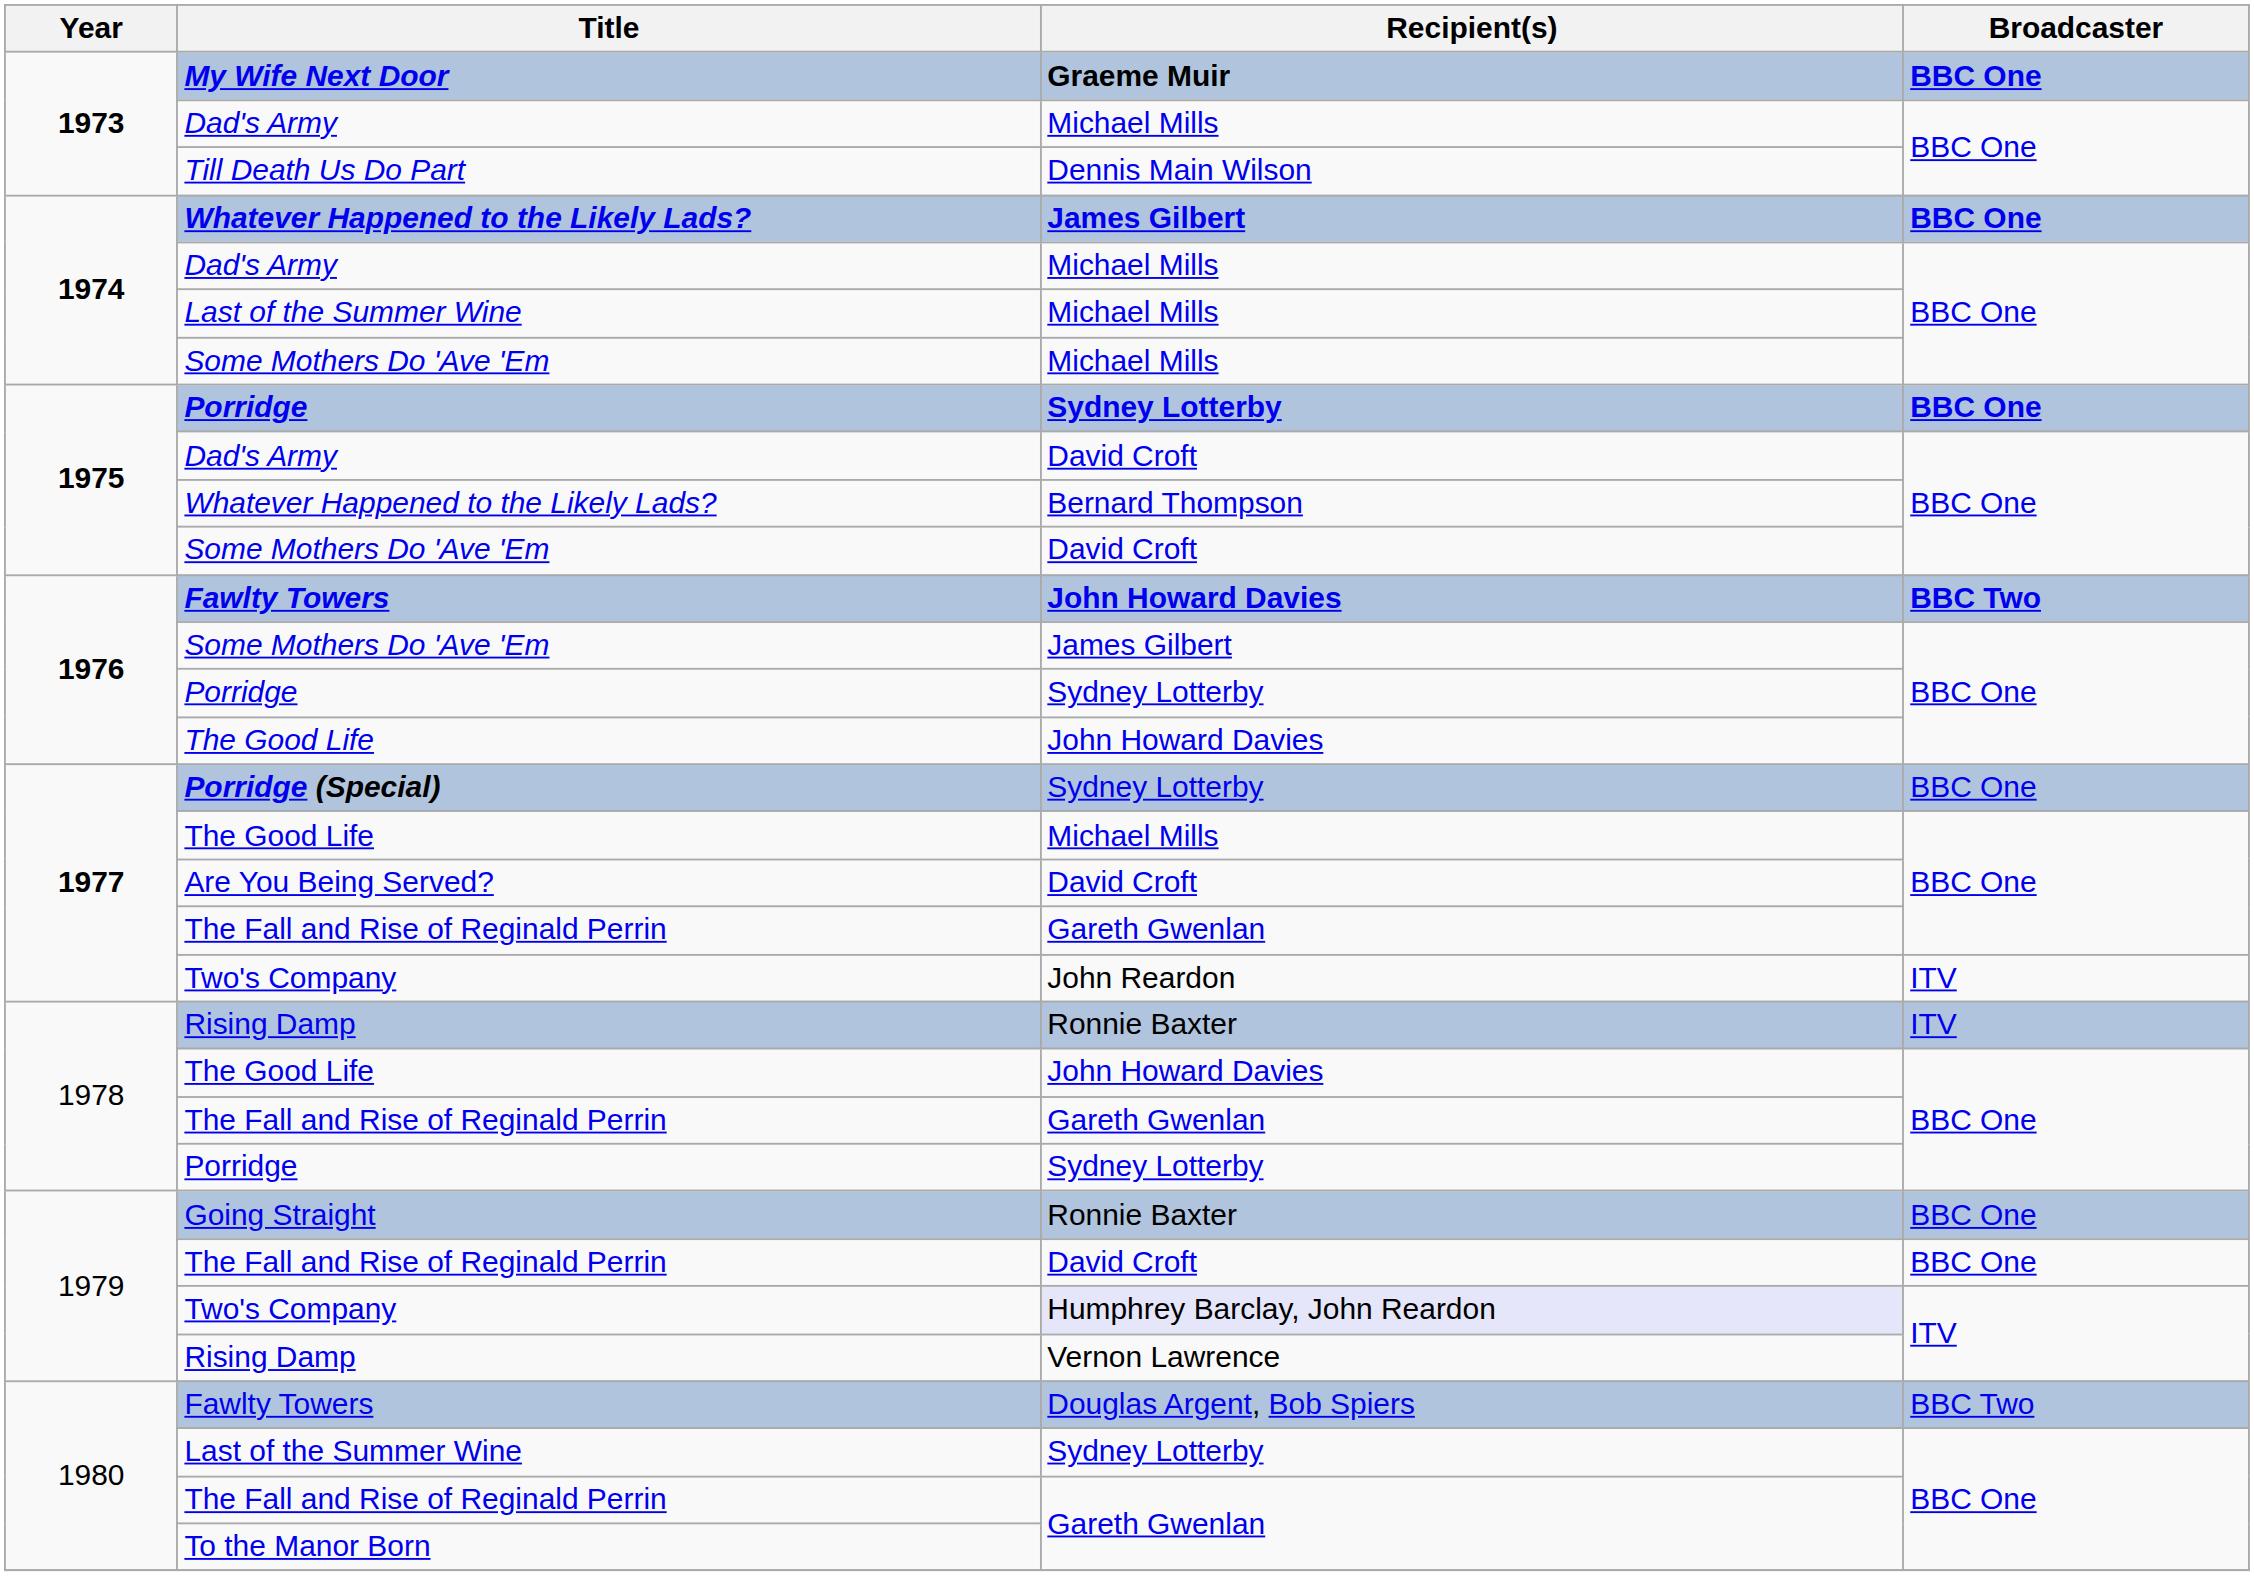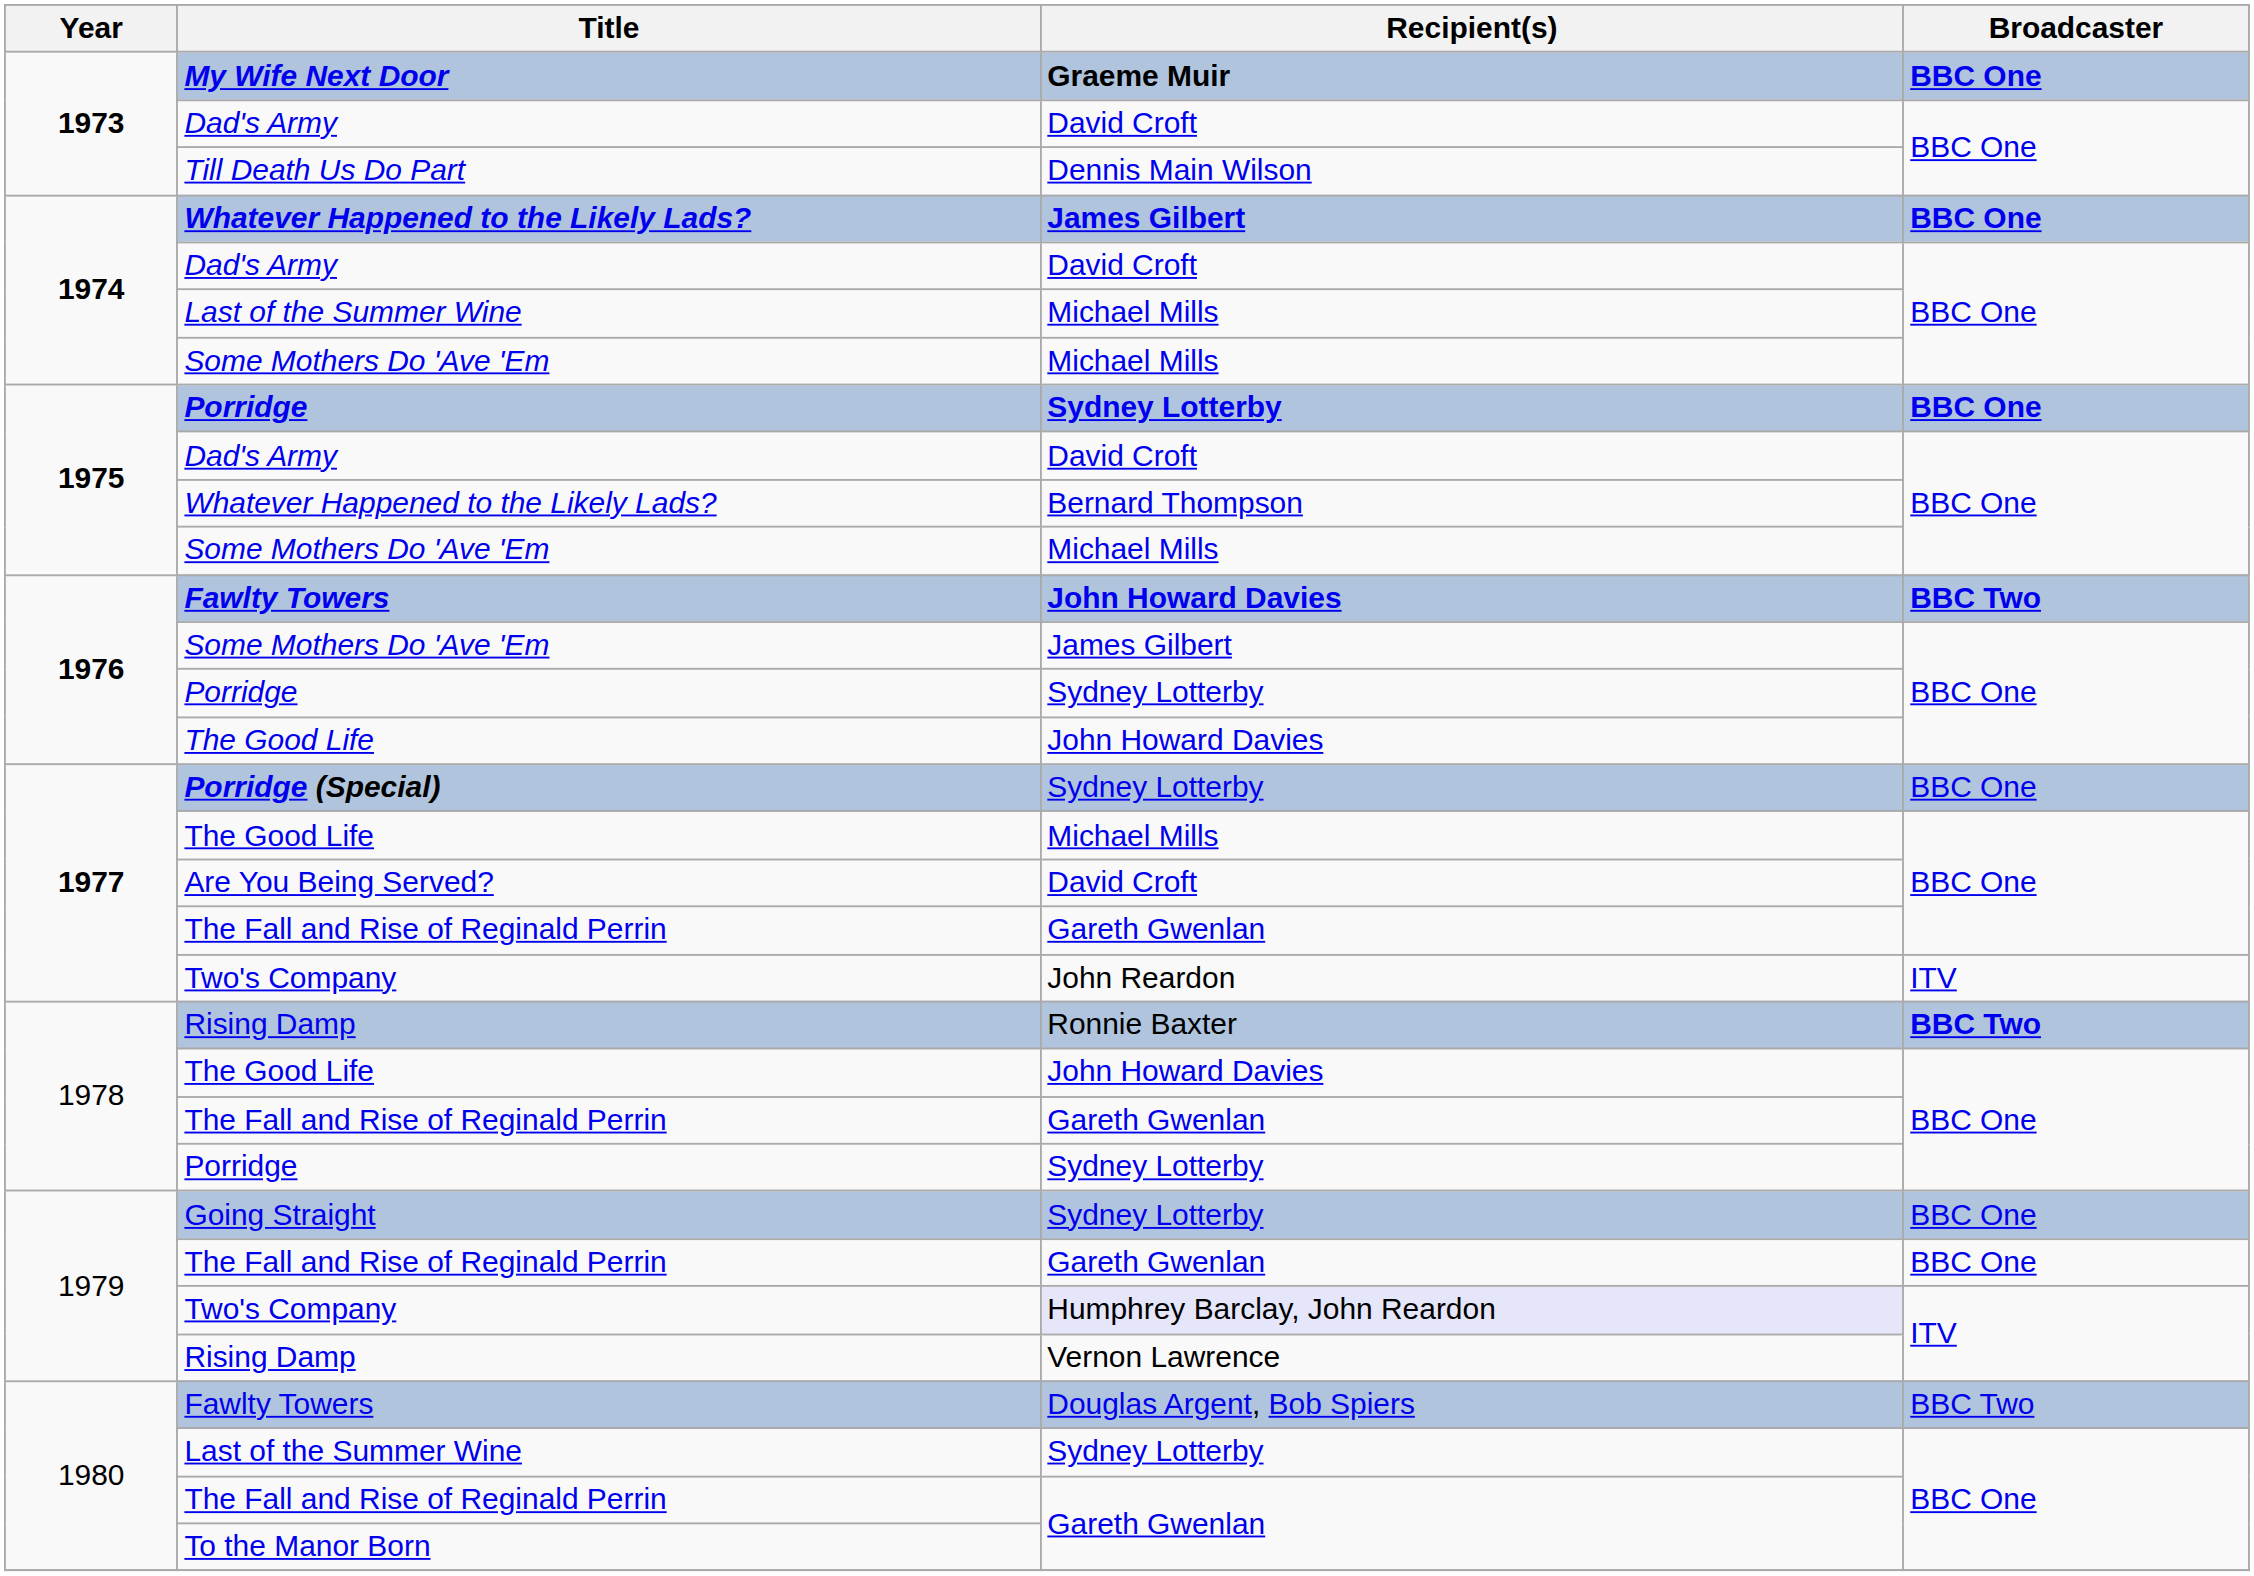(1133, 123) Michael Mills -> (1122, 123) David Croft
(1133, 265) Michael Mills -> (1122, 265) David Croft
(1122, 550) David Croft -> (1133, 550) Michael Mills
(1934, 1024) ITV -> (1976, 1024) BBC Two
(1142, 1214) Ronnie Baxter -> (1155, 1214) Sydney Lotterby
(1122, 1261) David Croft -> (1156, 1261) Gareth Gwenlan
